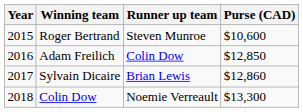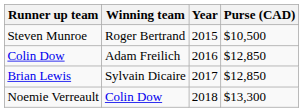columns swapped: (20, 14) <-> (172, 14)
(245, 35) $10,600 -> (245, 35) $10,500
(245, 76) $12,860 -> (245, 76) $12,850
